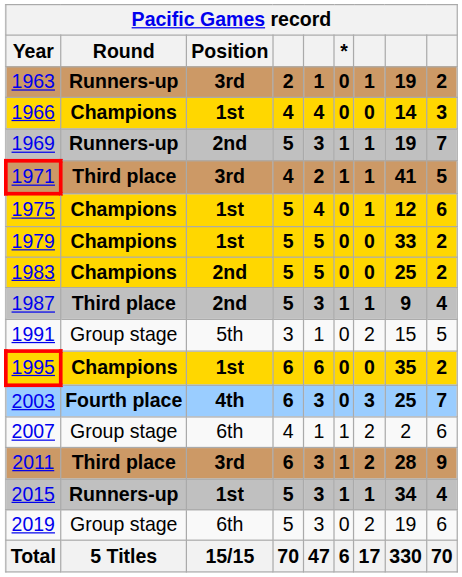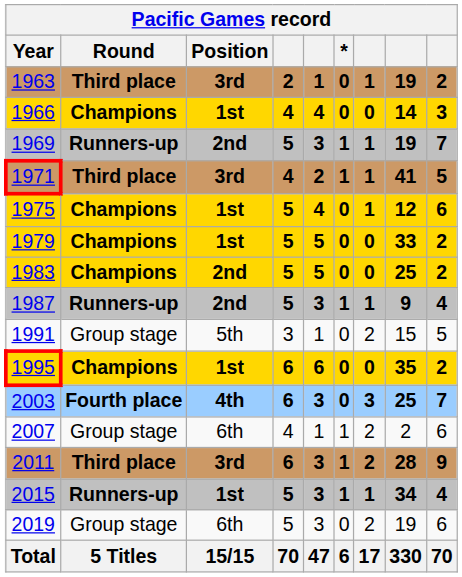(124, 81) Runners-up -> (124, 81) Third place
(124, 303) Third place -> (124, 303) Runners-up
